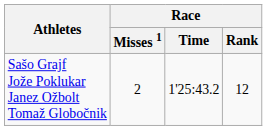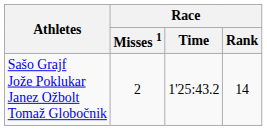(242, 90) 12 -> (242, 90) 14
